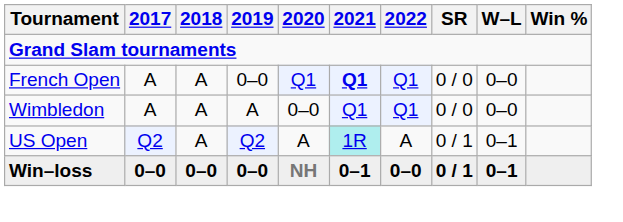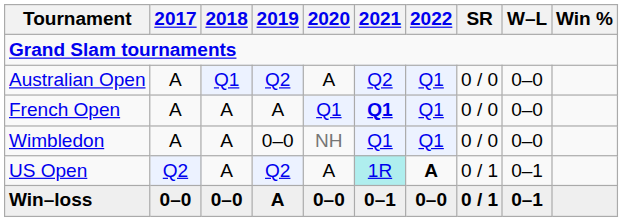+ row: (77, 79)
(252, 79) 0–0 -> (278, 110) A
(252, 110) A -> (278, 140) 0–0
(303, 110) 0–0 -> (329, 140) NH
(406, 140) normal -> (431, 170) bold
(252, 170) 0–0 -> (278, 200) A
(303, 170) NH -> (329, 200) 0–0
